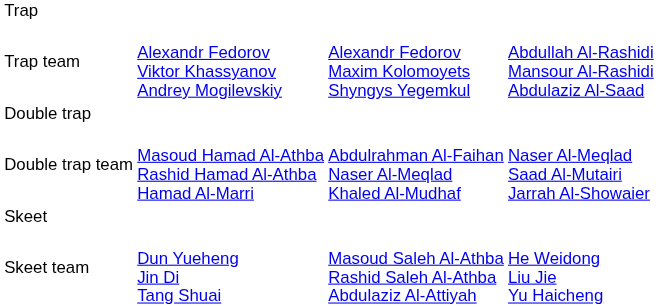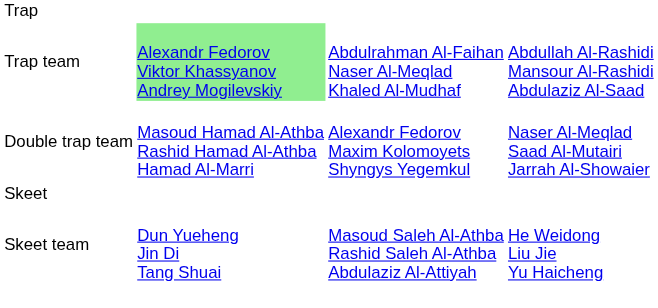(210, 71) no background -> (210, 71) lightgreen background
(399, 71) Alexandr Fedorov Maxim Kolomoyets Shyngys Yegemkul -> (416, 71) Abdulrahman Al-Faihan Naser Al-Meqlad Khaled Al-Mudhaf
- row: (48, 113)
(416, 174) Abdulrahman Al-Faihan Naser Al-Meqlad Khaled Al-Mudhaf -> (399, 151) Alexandr Fedorov Maxim Kolomoyets Shyngys Yegemkul
